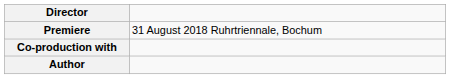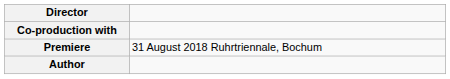rows swapped: (67, 30) <-> (67, 47)
